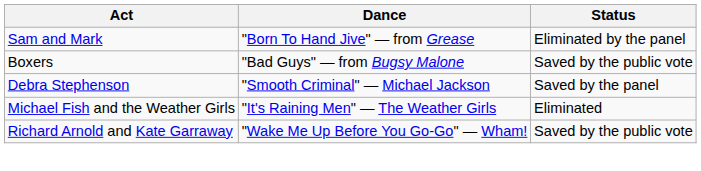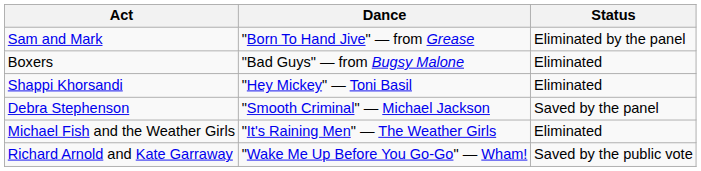(613, 62) Saved by the public vote -> (568, 62) Eliminated
+ row: (65, 85)
